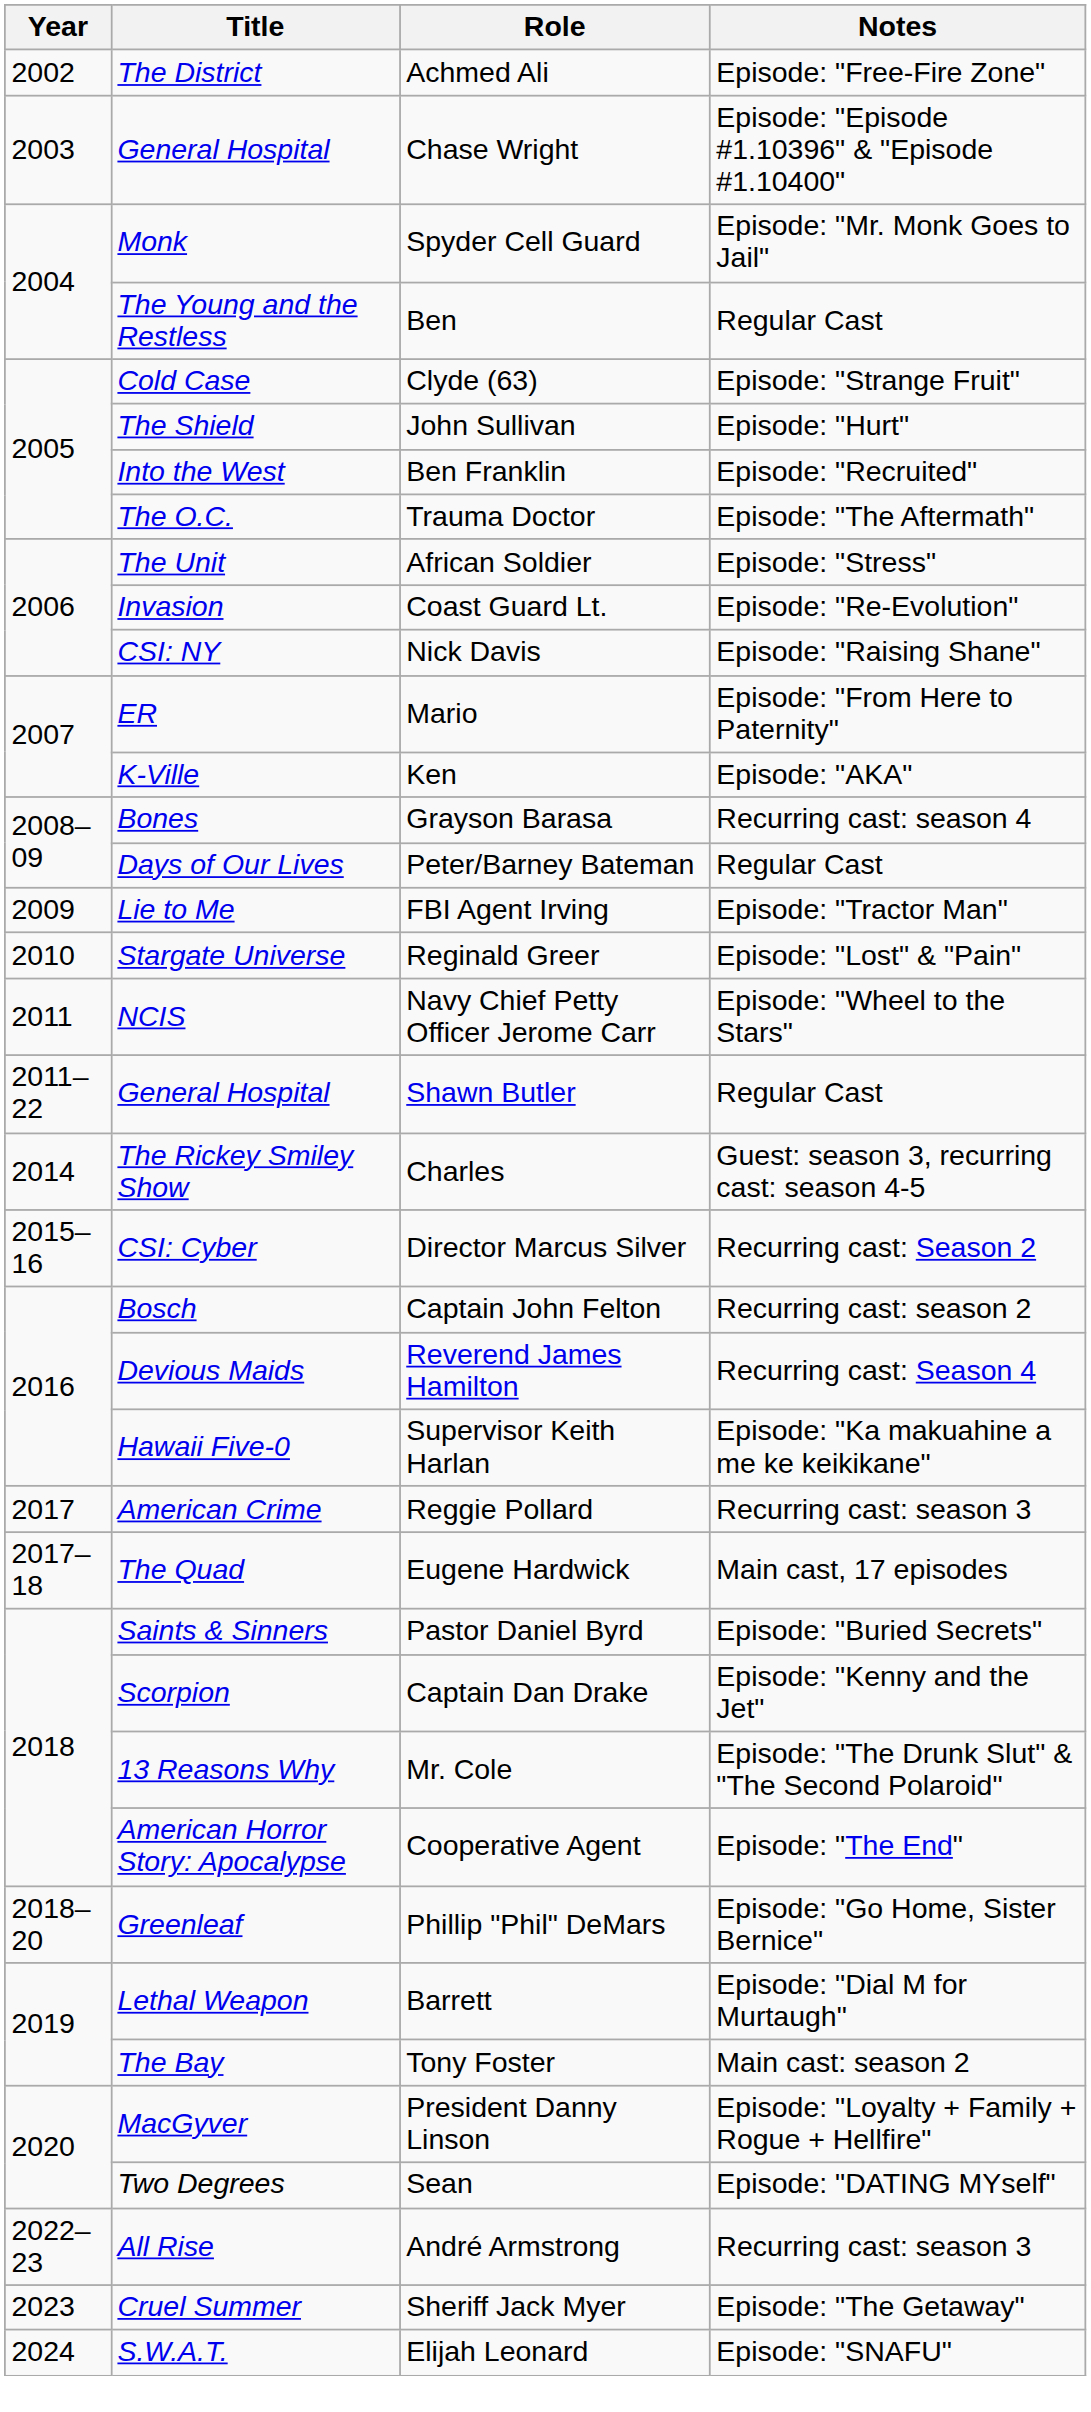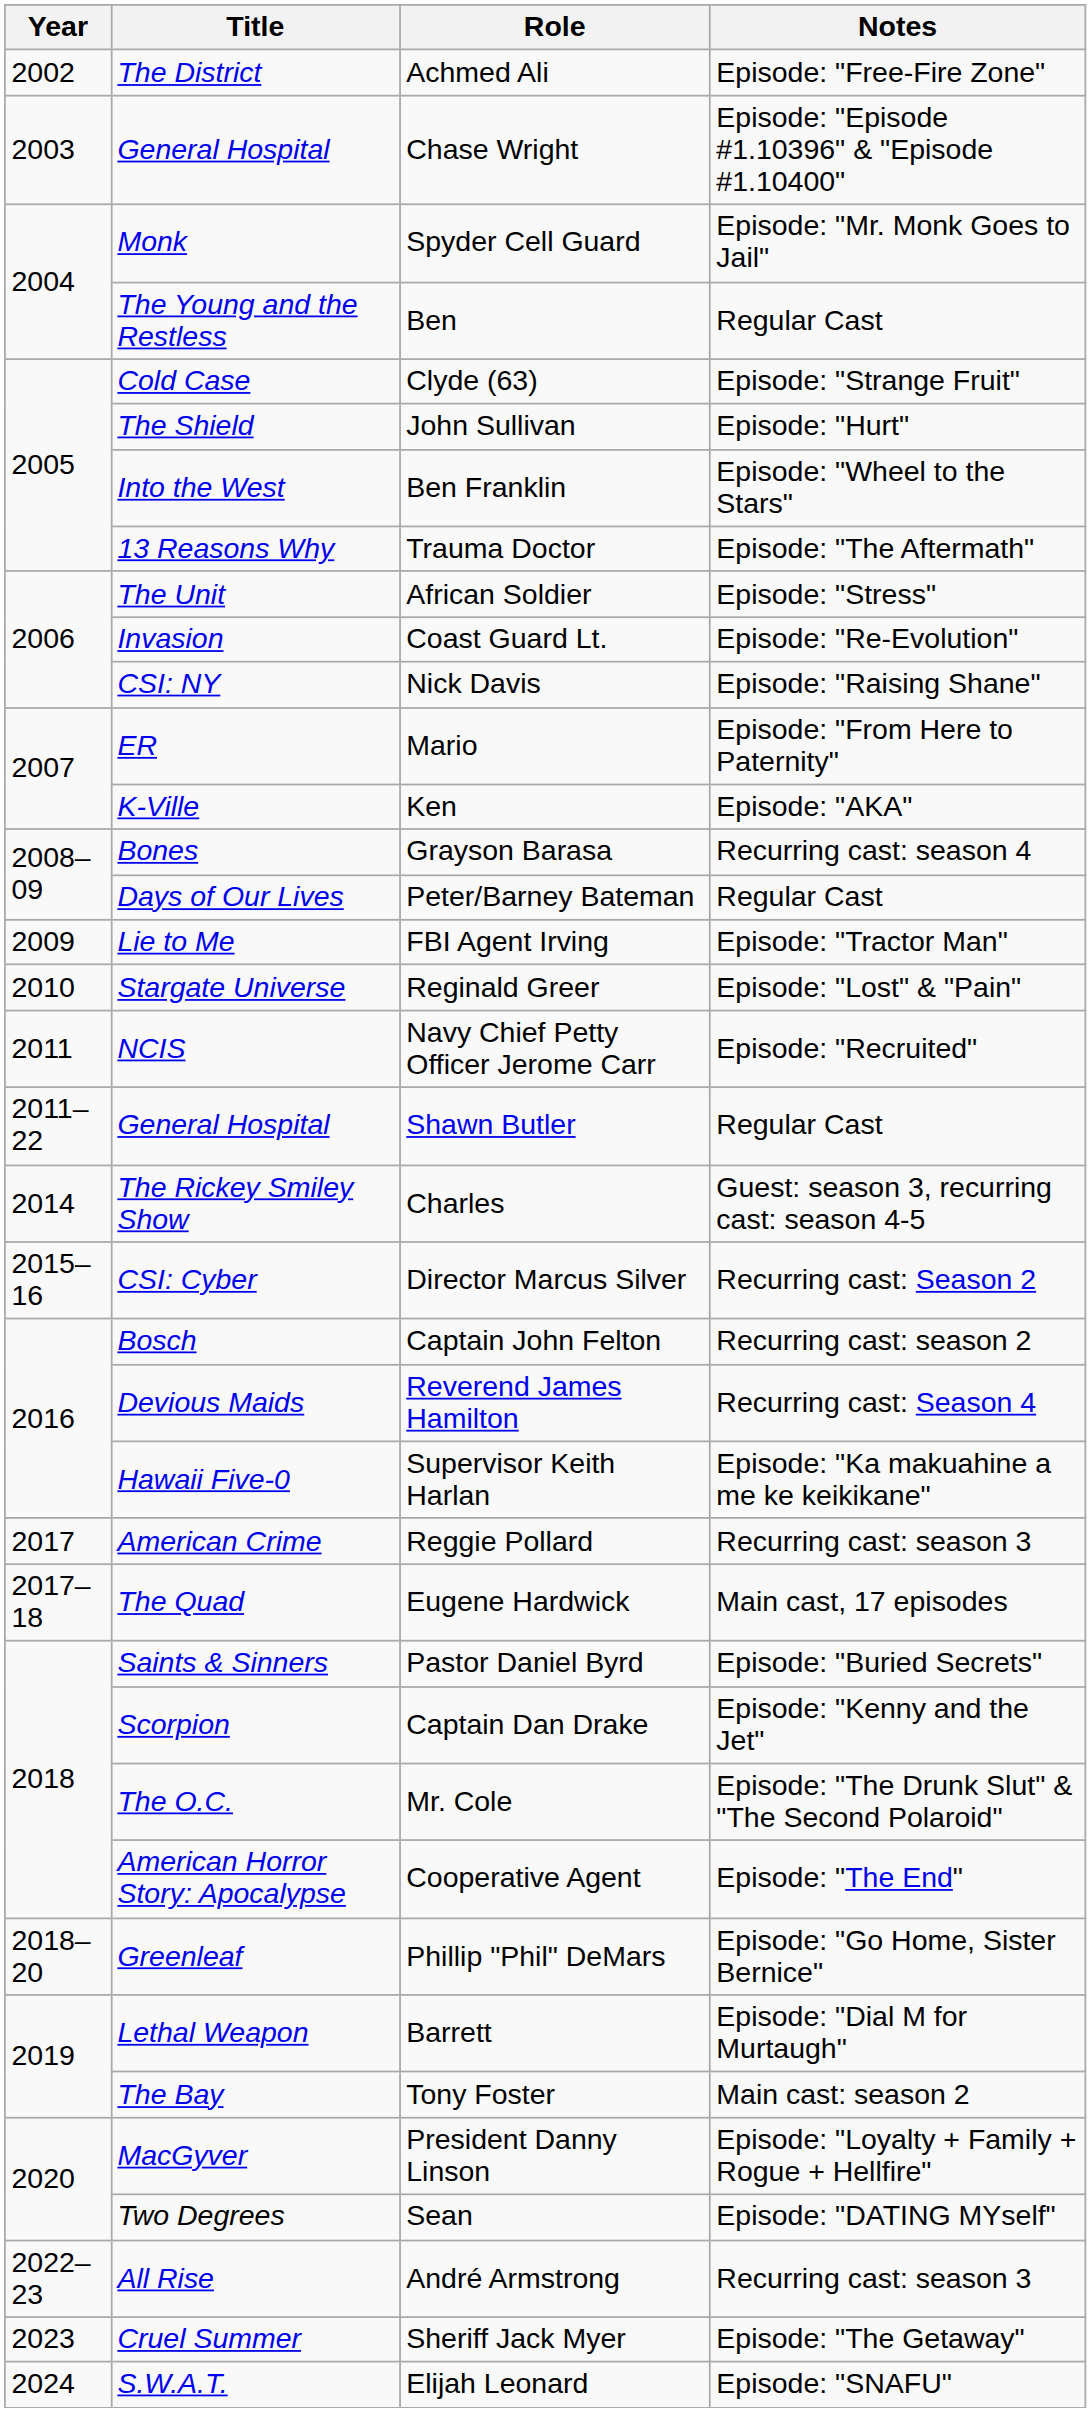(847, 471) Episode: "Recruited" -> (861, 487) Episode: "Wheel to the Stars"
(175, 516) The O.C. -> (226, 548) 13 Reasons Why
(861, 1016) Episode: "Wheel to the Stars" -> (847, 1048) Episode: "Recruited"
(226, 1769) 13 Reasons Why -> (175, 1801) The O.C.
